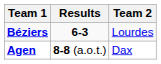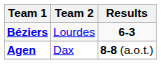columns swapped: (133, 13) <-> (80, 13)
